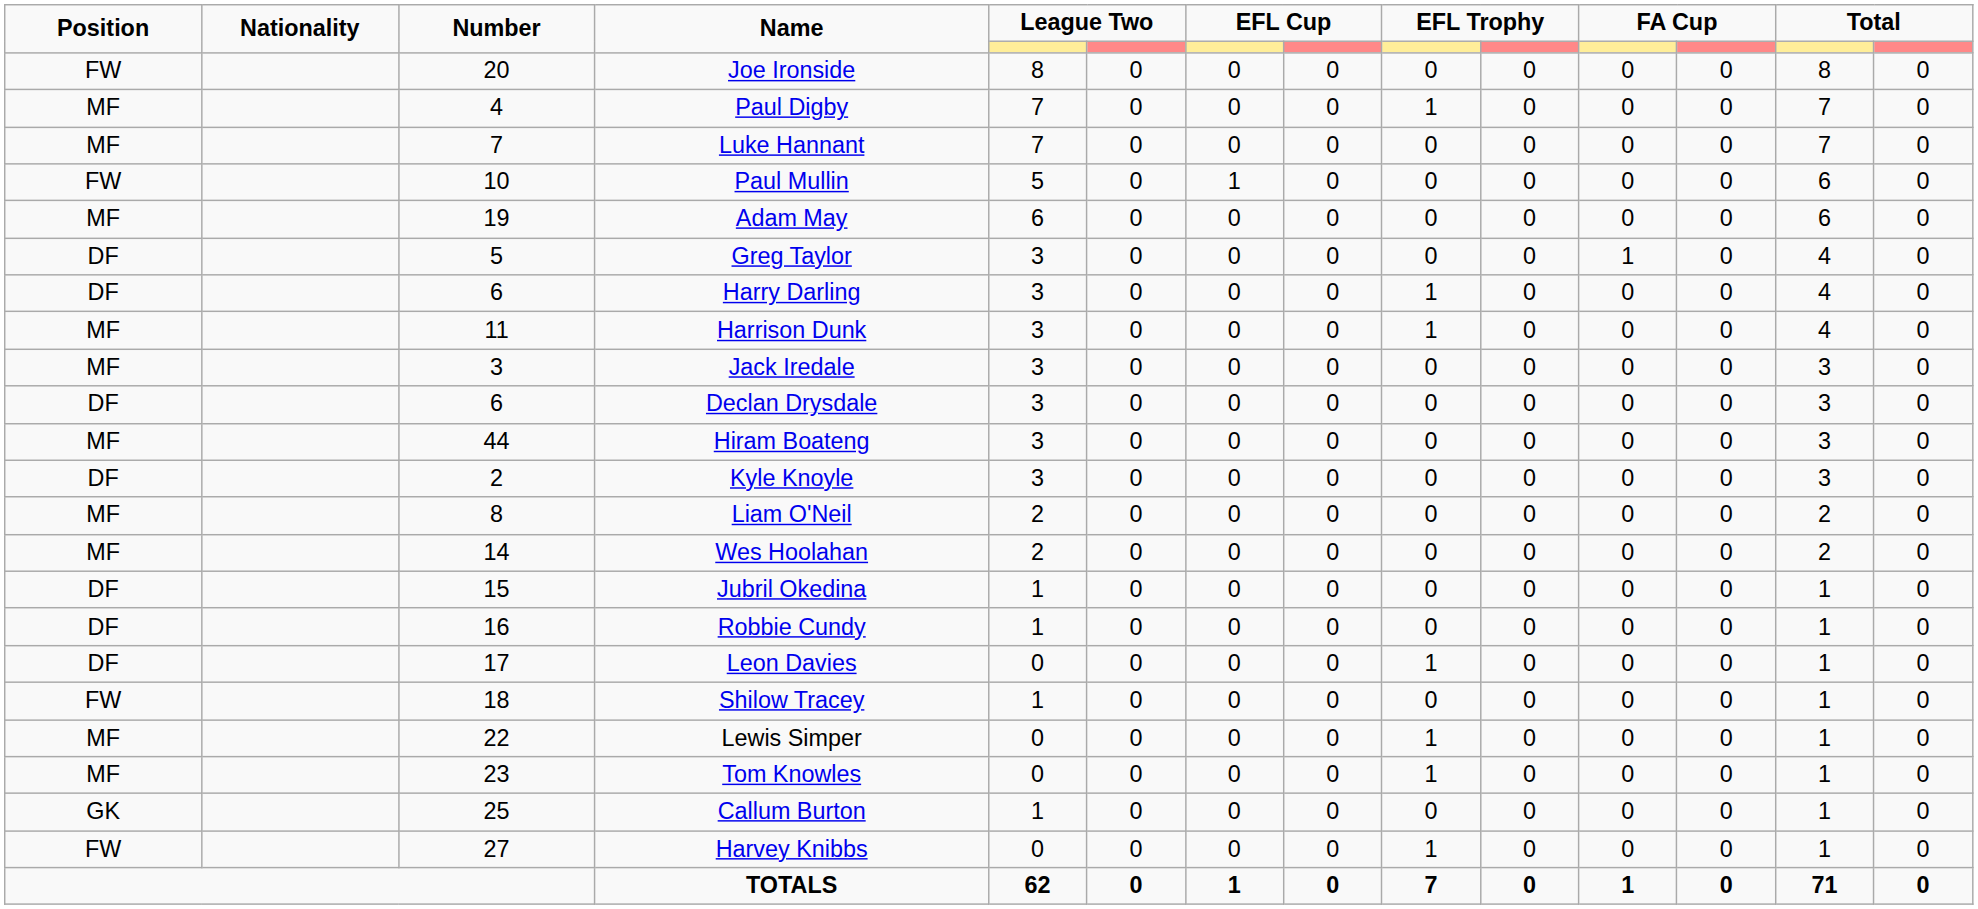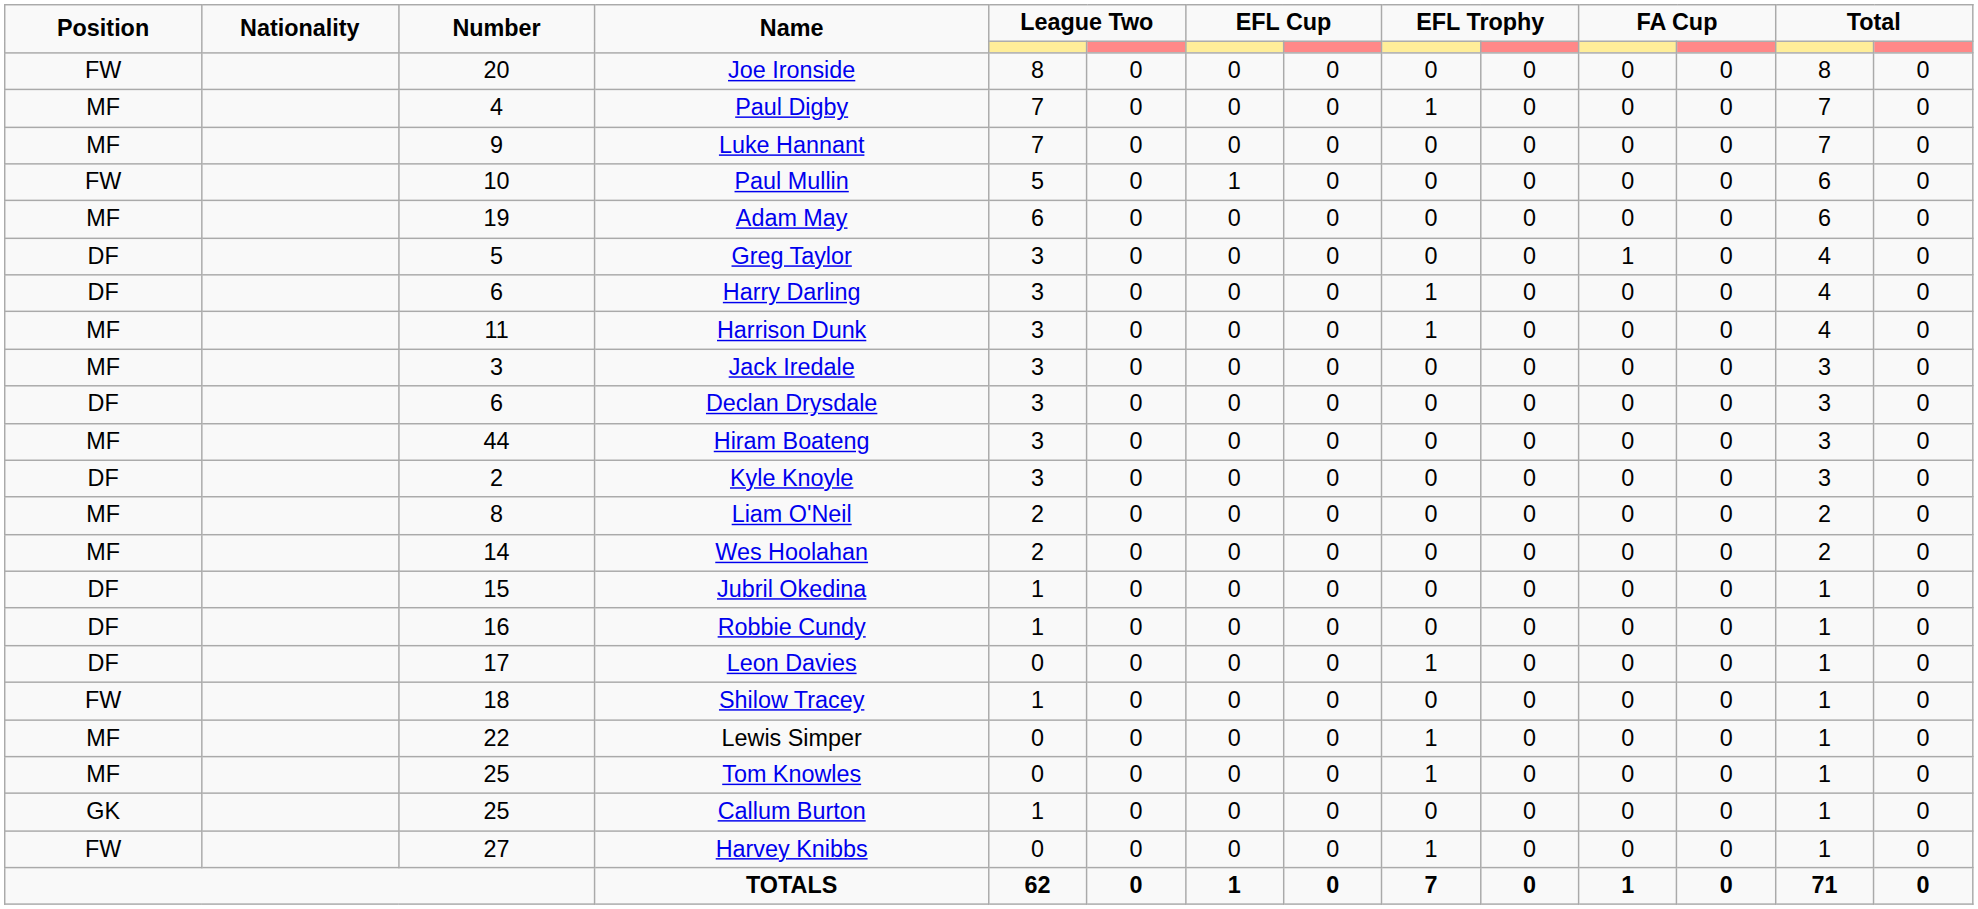(497, 144) 7 -> (497, 144) 9
(497, 774) 23 -> (497, 774) 25
